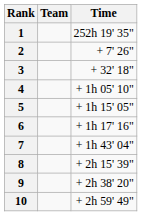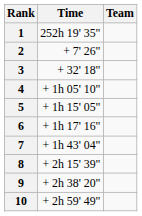columns swapped: (54, 13) <-> (104, 13)
